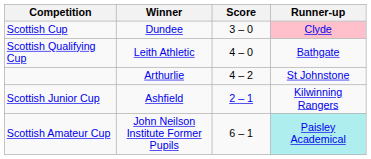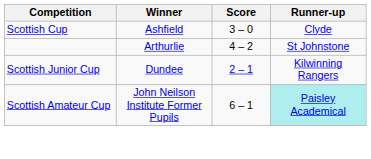(164, 30) Dundee -> (164, 30) Ashfield
(318, 30) pink background -> (318, 30) no background
- row: (51, 53)
(164, 99) Ashfield -> (164, 70) Dundee
